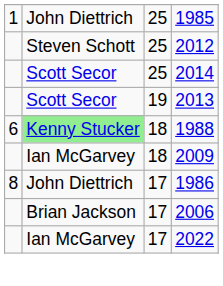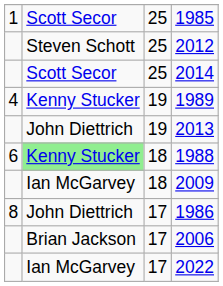(80, 18) John Diettrich -> (71, 18) Scott Secor
+ row: (195, 101)
(71, 101) Scott Secor -> (80, 128) John Diettrich
